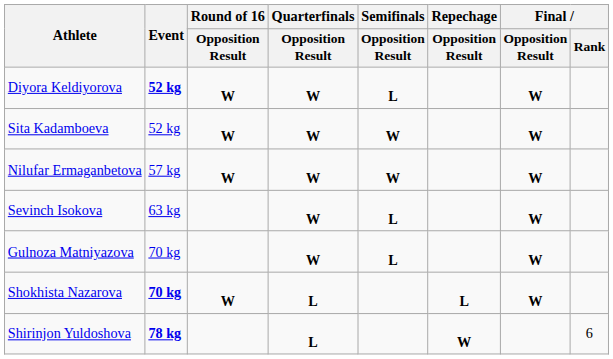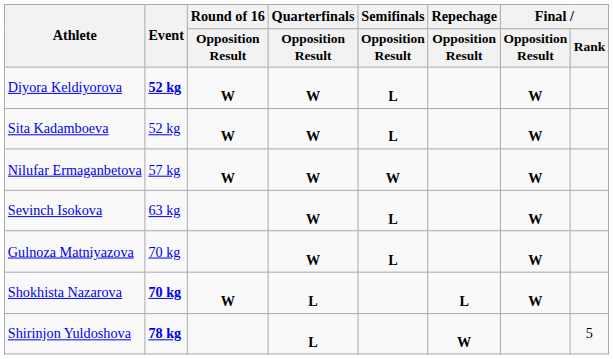(393, 137) W -> (393, 137) L
(589, 333) 6 -> (589, 333) 5
